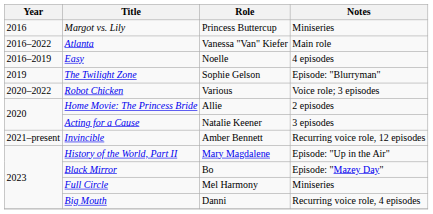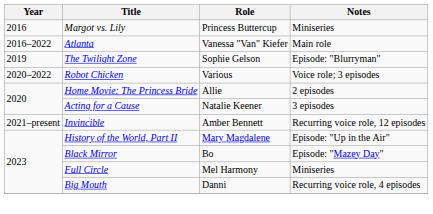- row: (74, 59)
